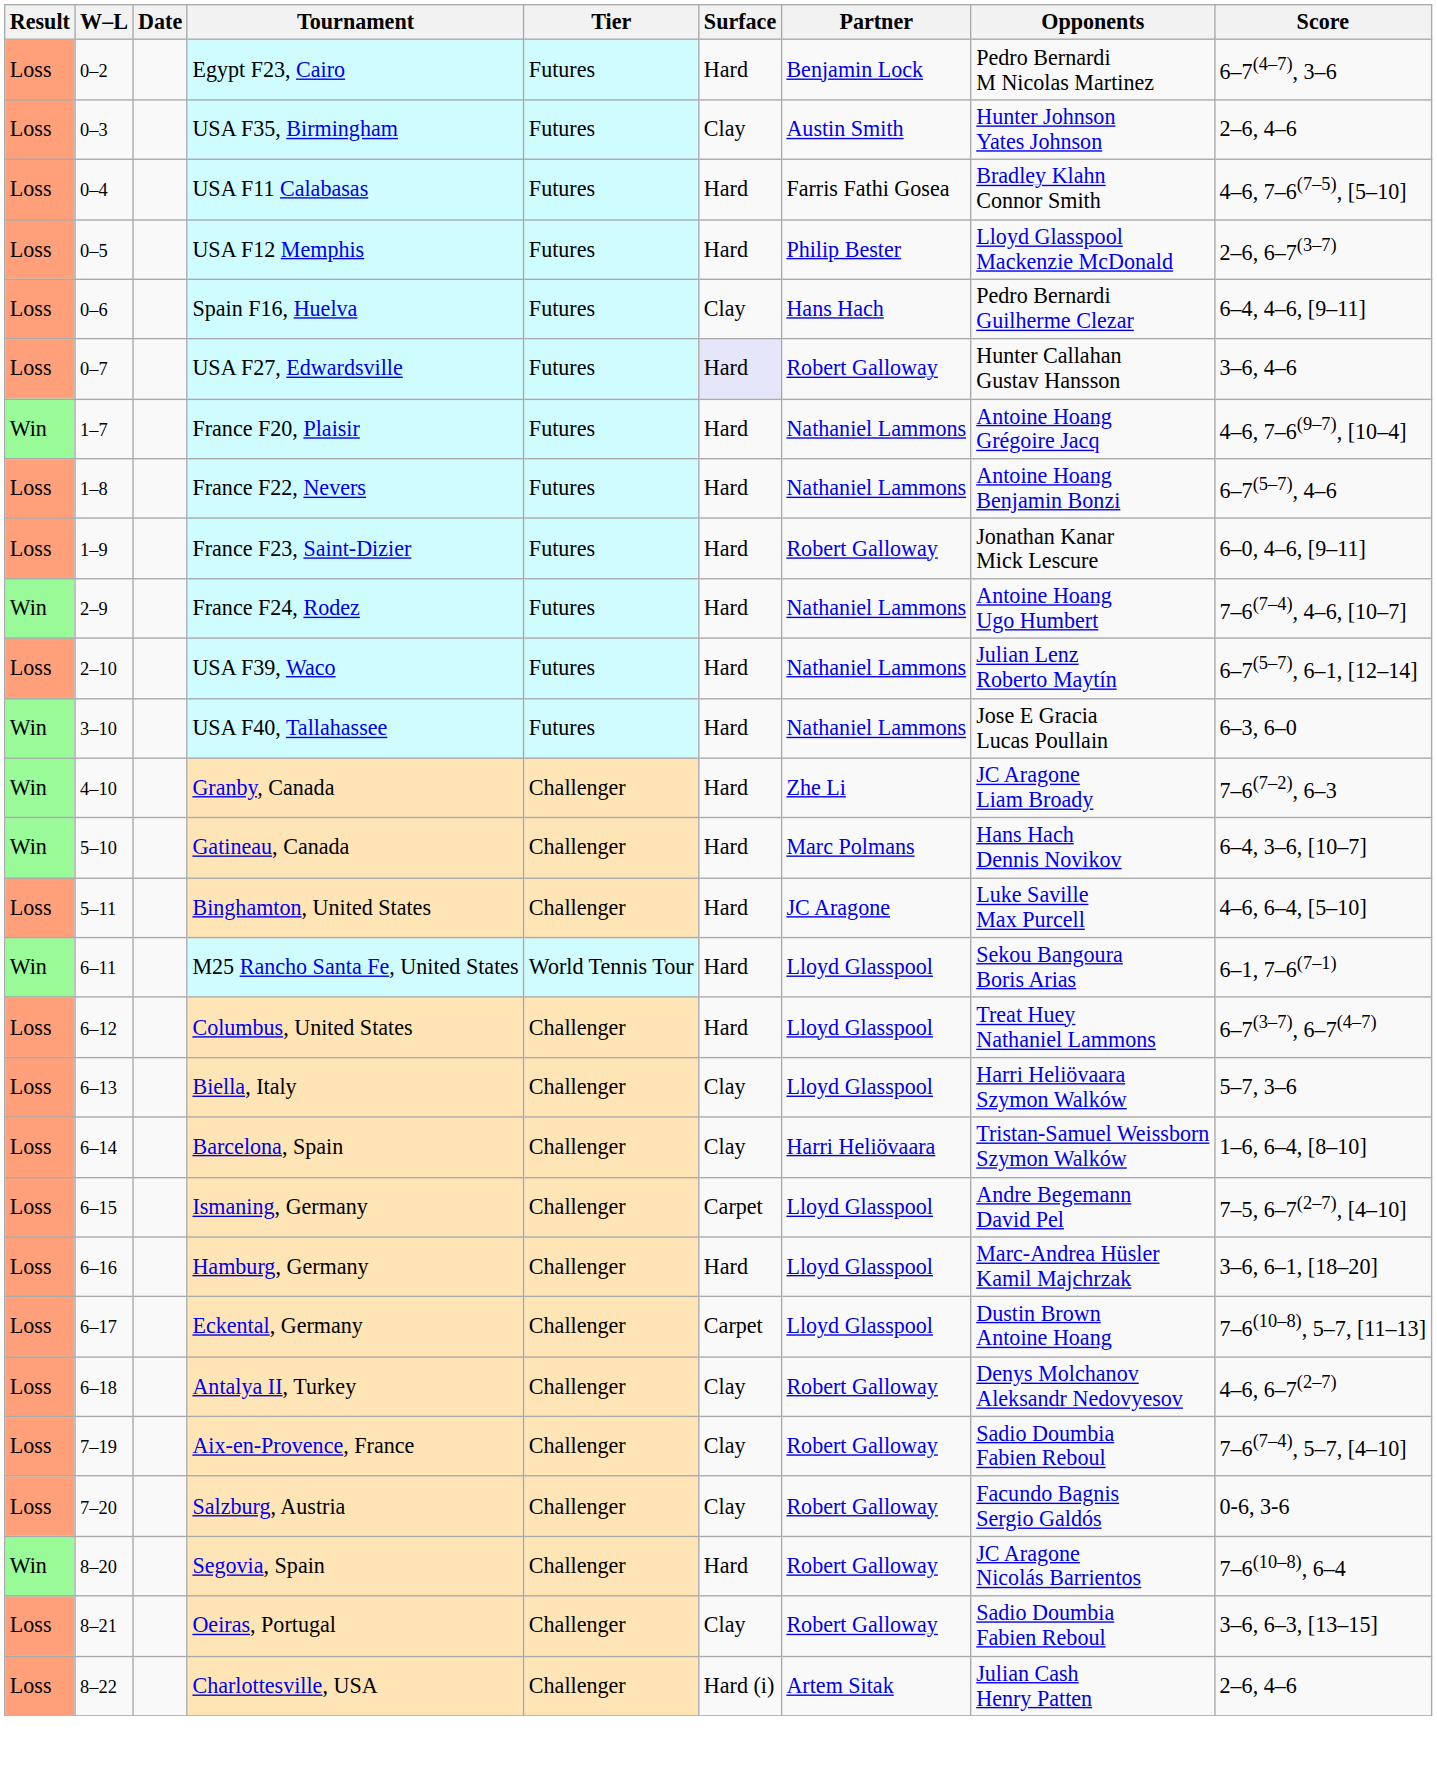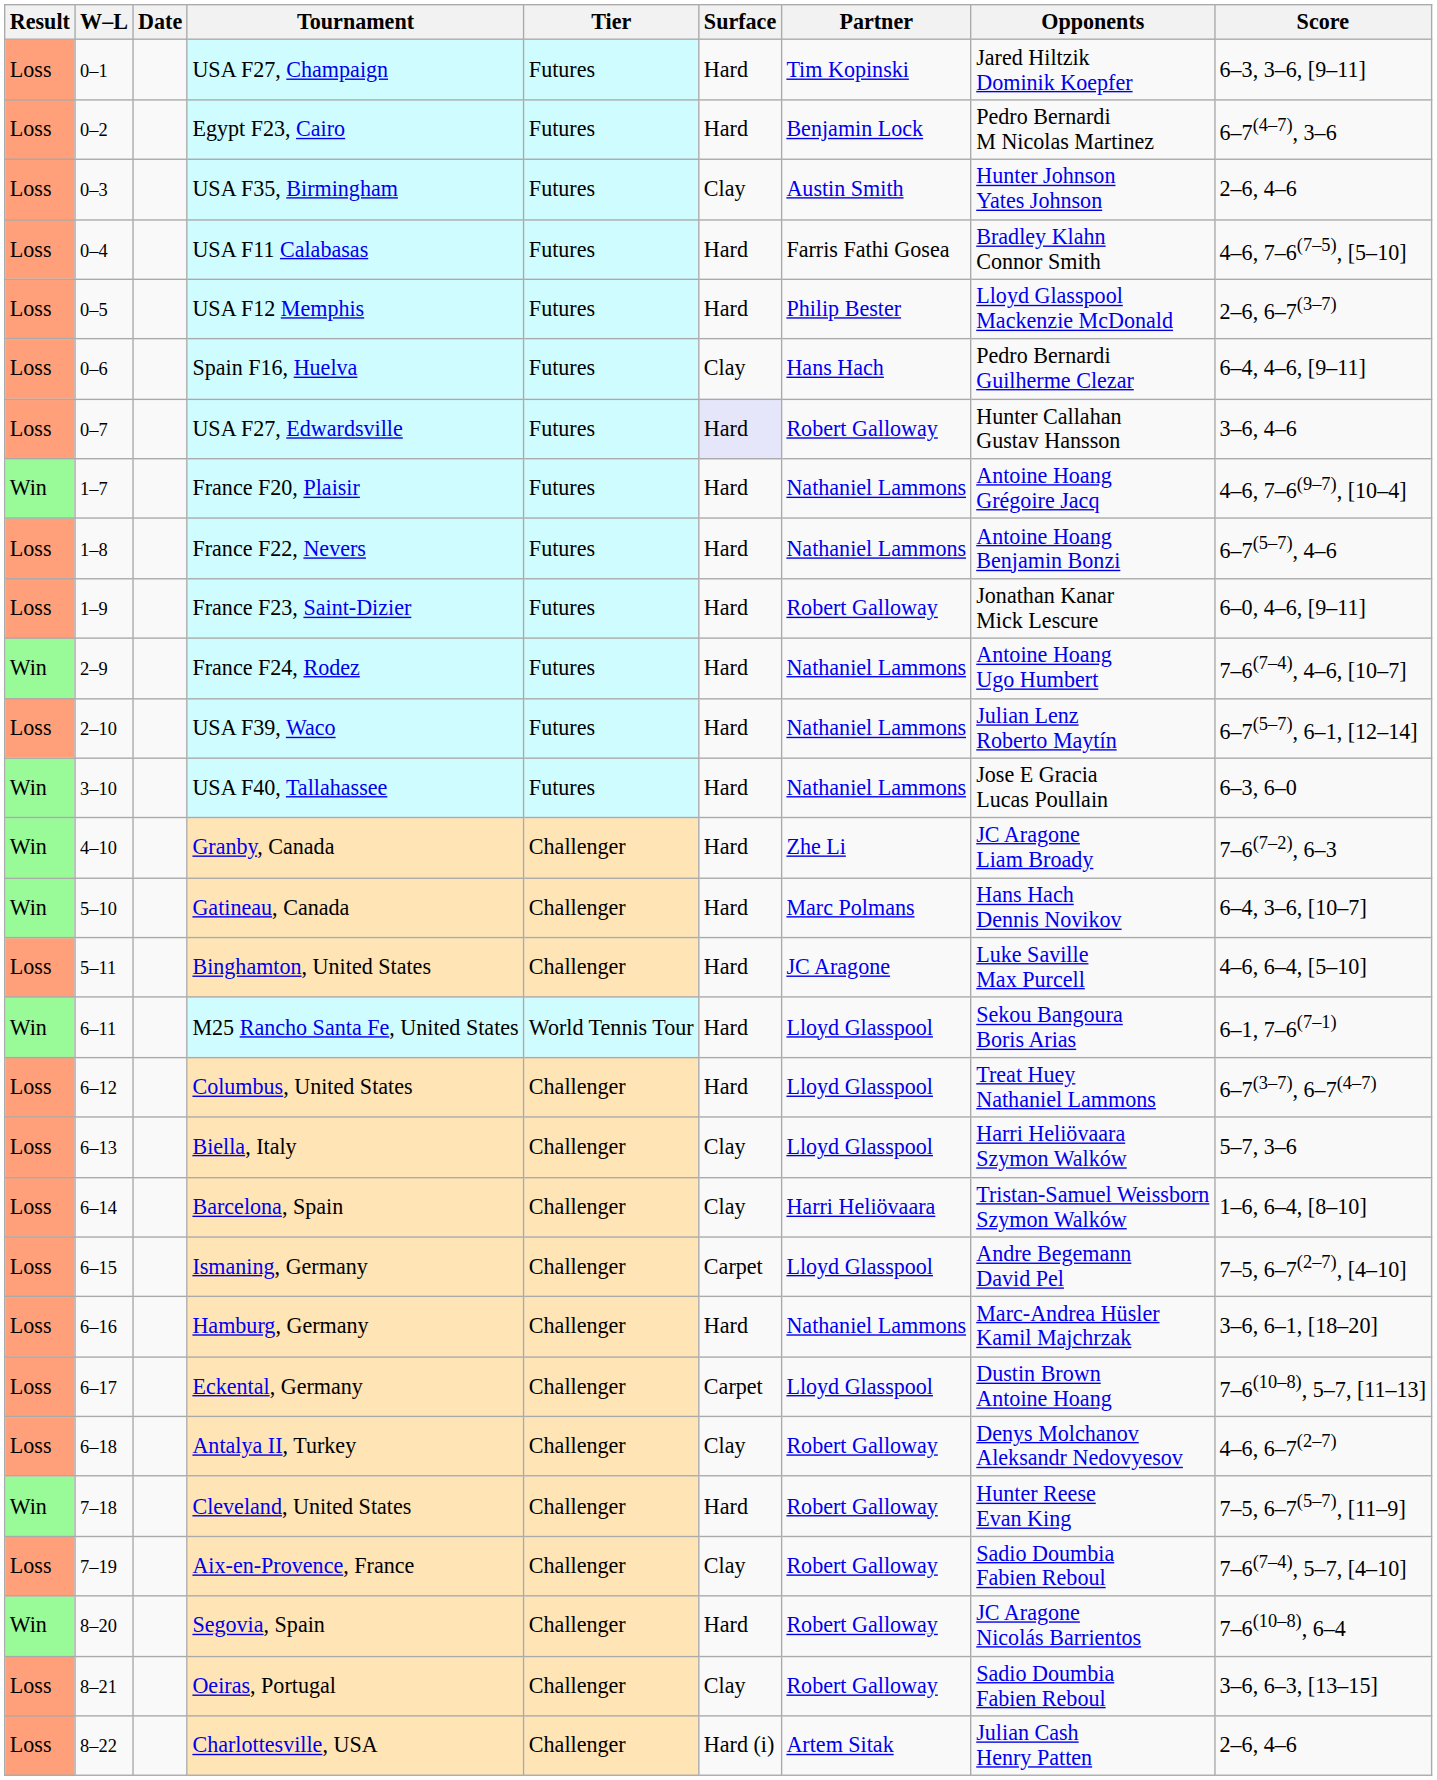+ row: (290, 69)
(860, 1266) Lloyd Glasspool -> (876, 1326) Nathaniel Lammons
+ row: (302, 1506)
- row: (269, 1506)
